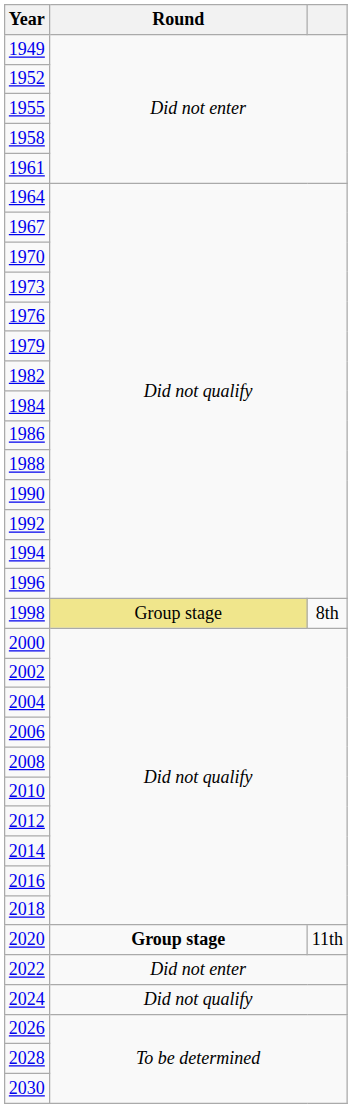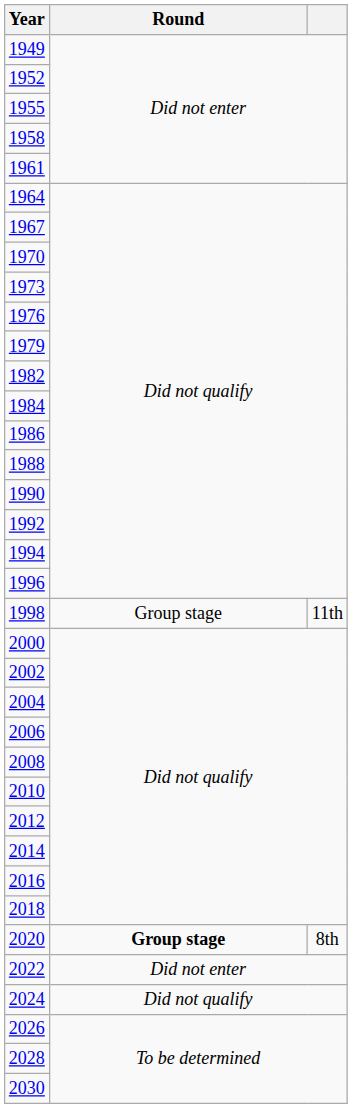(178, 613) khaki background -> (178, 613) no background
(327, 613) 8th -> (327, 613) 11th
(327, 940) 11th -> (327, 940) 8th
